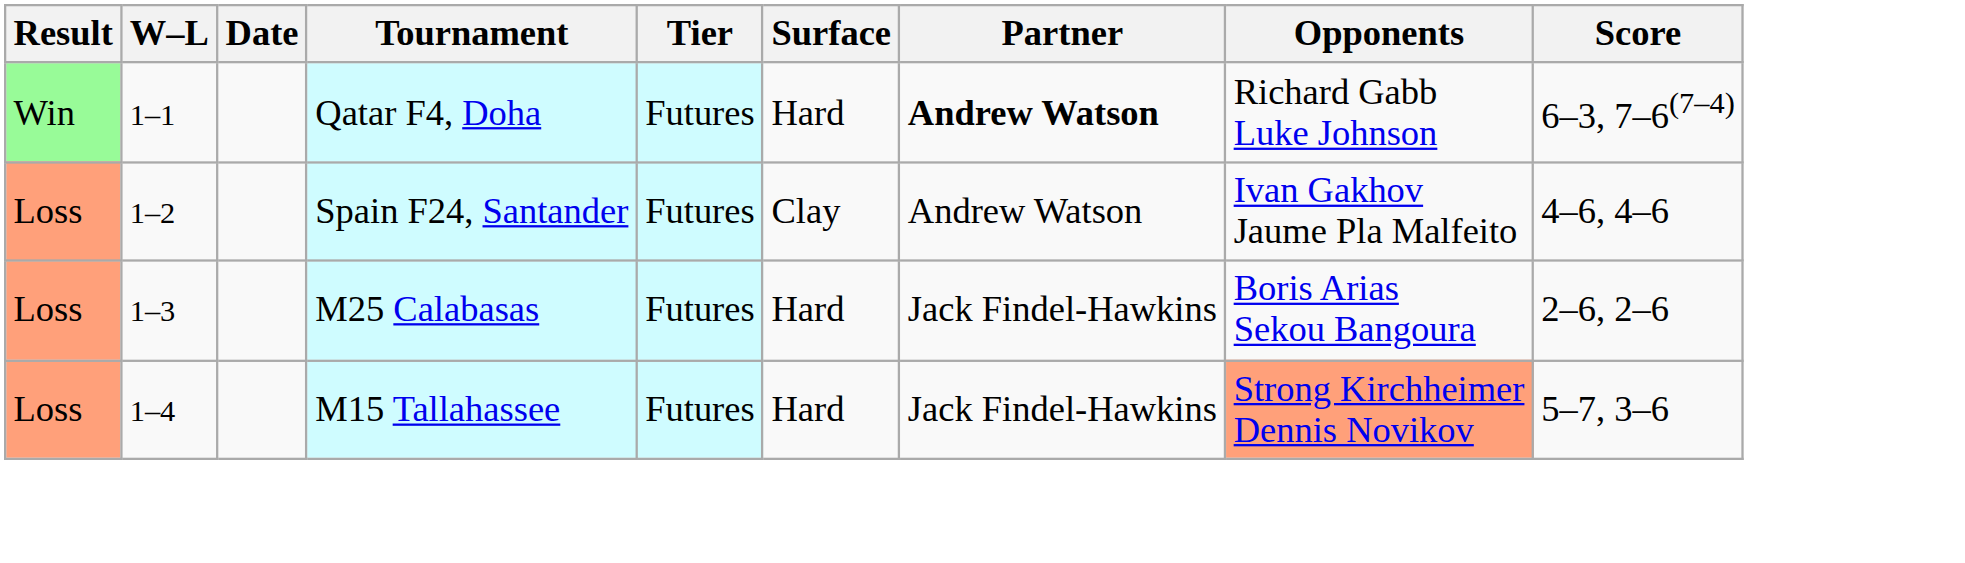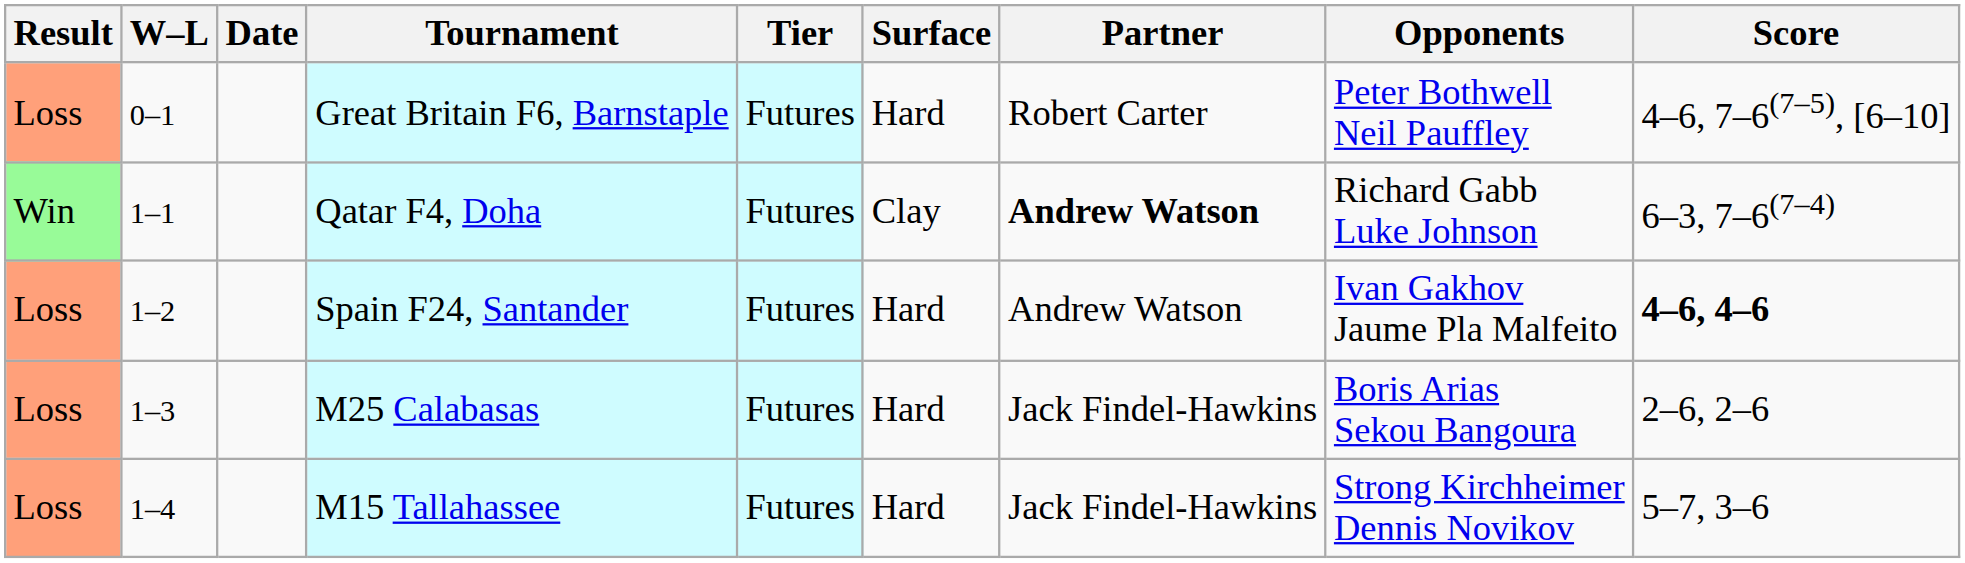+ row: (522, 111)
(808, 111) Hard -> (906, 210) Clay
(806, 210) Clay -> (908, 309) Hard
(1605, 210) normal -> (1705, 309) bold
(1379, 408) lightsalmon background -> (1479, 507) no background
